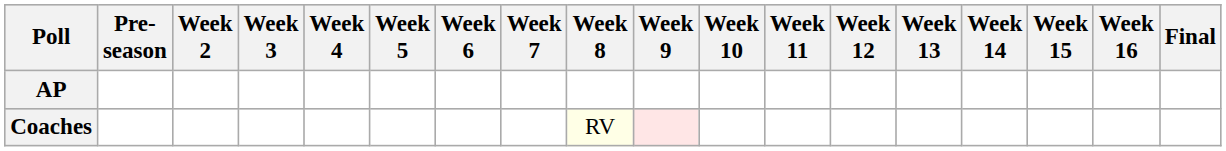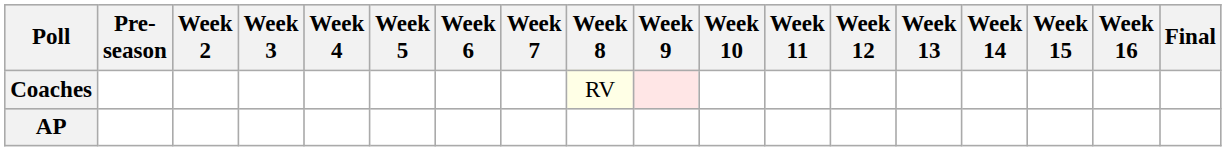rows swapped: (51, 89) <-> (51, 127)
